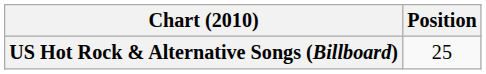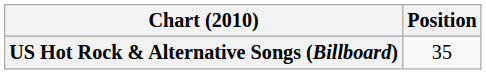(442, 52) 25 -> (442, 52) 35
